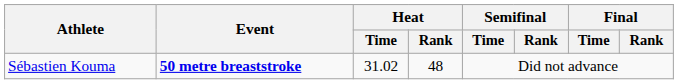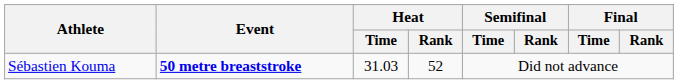(381, 66) 31.02 -> (381, 66) 31.03
(436, 66) 48 -> (436, 66) 52
